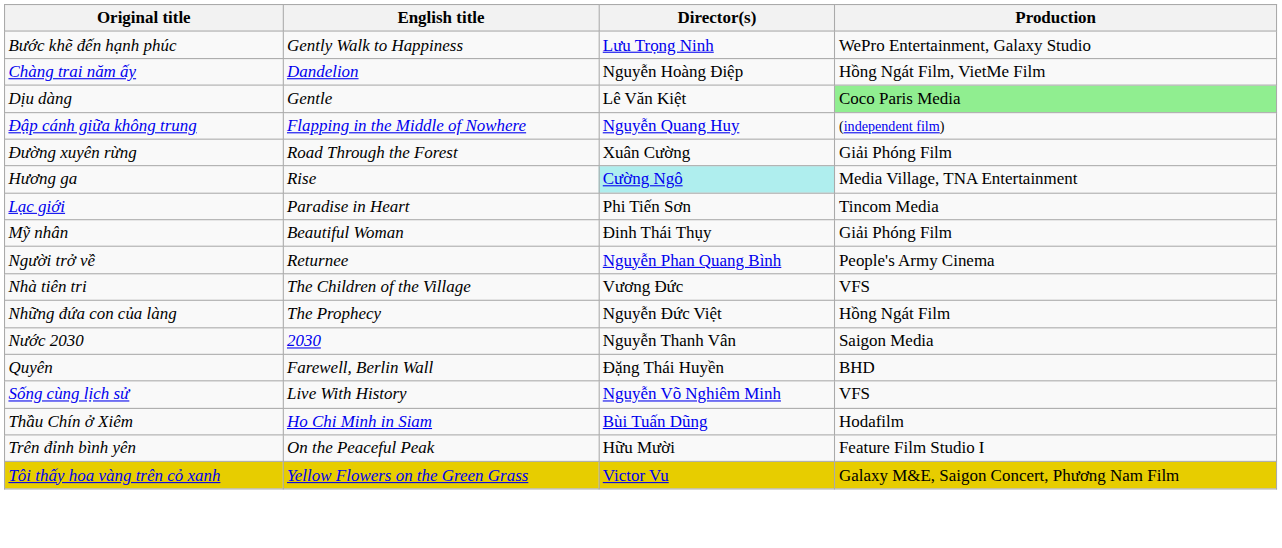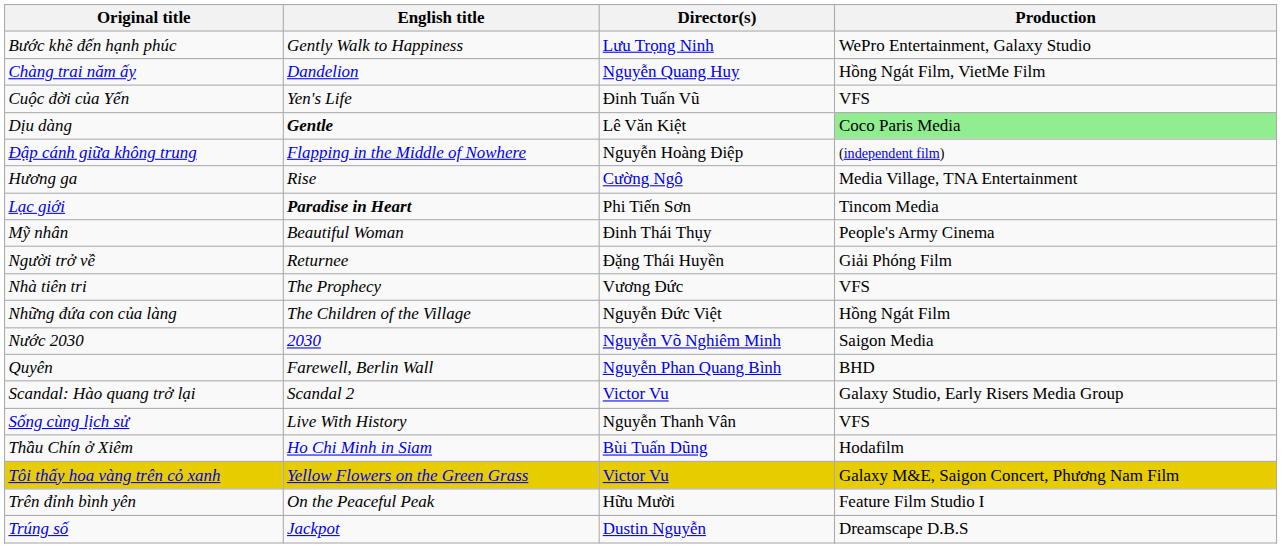(673, 71) Nguyễn Hoàng Điệp -> (671, 71) Nguyễn Quang Huy
+ row: (69, 98)
(310, 98) normal -> (310, 125) bold
(671, 125) Nguyễn Quang Huy -> (673, 152) Nguyễn Hoàng Điệp
- row: (73, 152)
(643, 179) paleturquoise background -> (643, 179) no background
(348, 206) normal -> (349, 206) bold
(895, 233) Giải Phóng Film -> (917, 233) People's Army Cinema
(692, 260) Nguyễn Phan Quang Bình -> (663, 260) Đặng Thái Huyền
(917, 260) People's Army Cinema -> (895, 260) Giải Phóng Film
(379, 286) The Children of the Village -> (334, 286) The Prophecy
(334, 313) The Prophecy -> (379, 313) The Children of the Village
(669, 340) Nguyễn Thanh Vân -> (692, 340) Nguyễn Võ Nghiêm Minh
(663, 367) Đặng Thái Huyền -> (692, 367) Nguyễn Phan Quang Bình
+ row: (102, 394)
(692, 394) Nguyễn Võ Nghiêm Minh -> (669, 421) Nguyễn Thanh Vân
rows swapped: (114, 475) <-> (72, 448)
+ row: (38, 529)
